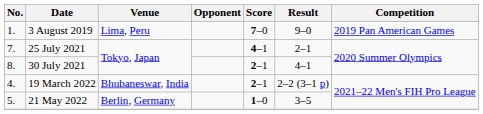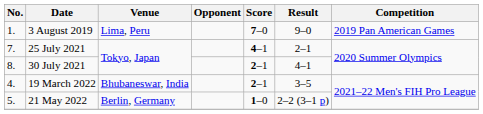(303, 83) 2–2 (3–1 p) -> (303, 83) 3–5
(303, 100) 3–5 -> (303, 100) 2–2 (3–1 p)
